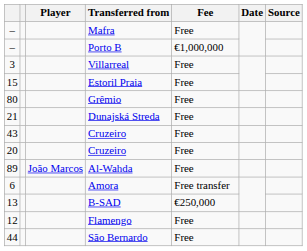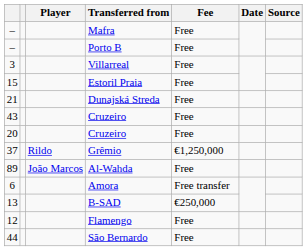(199, 47) €1,000,000 -> (184, 47) Free
- row: (12, 99)
+ row: (12, 151)
